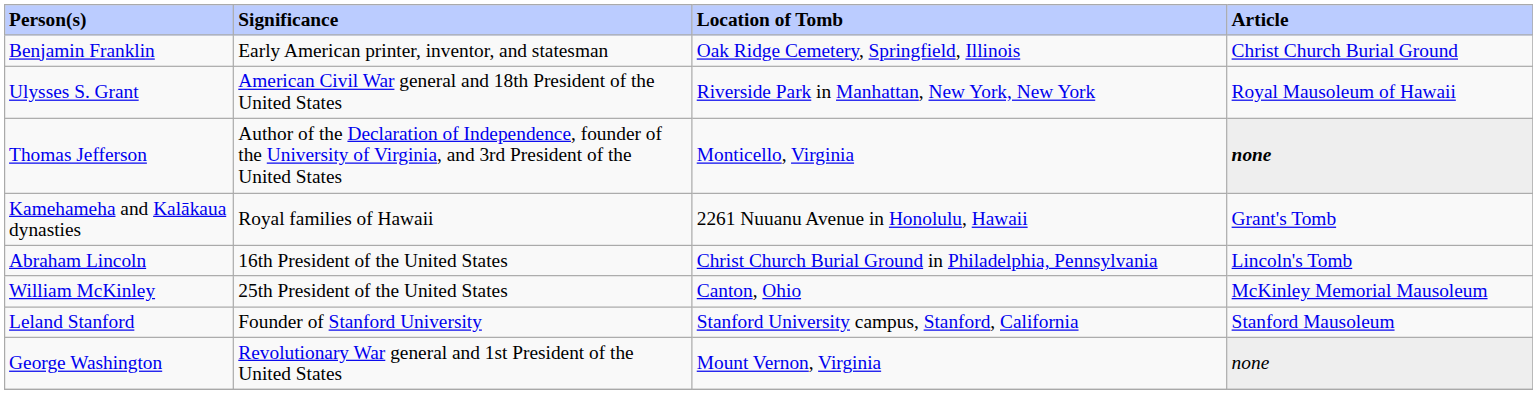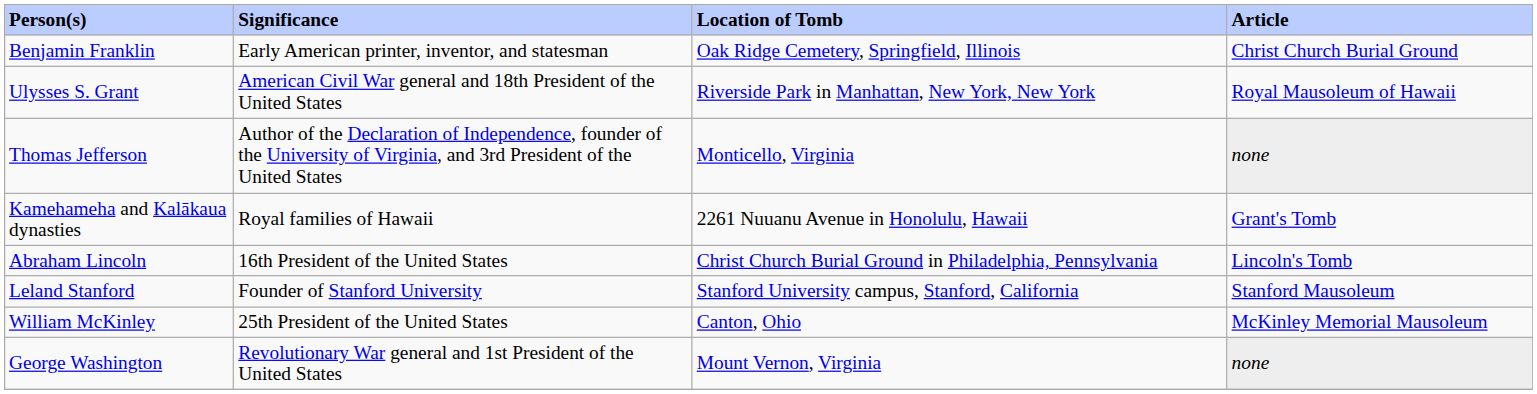(1252, 155) bold -> (1250, 155) normal
rows swapped: (82, 291) <-> (72, 321)
